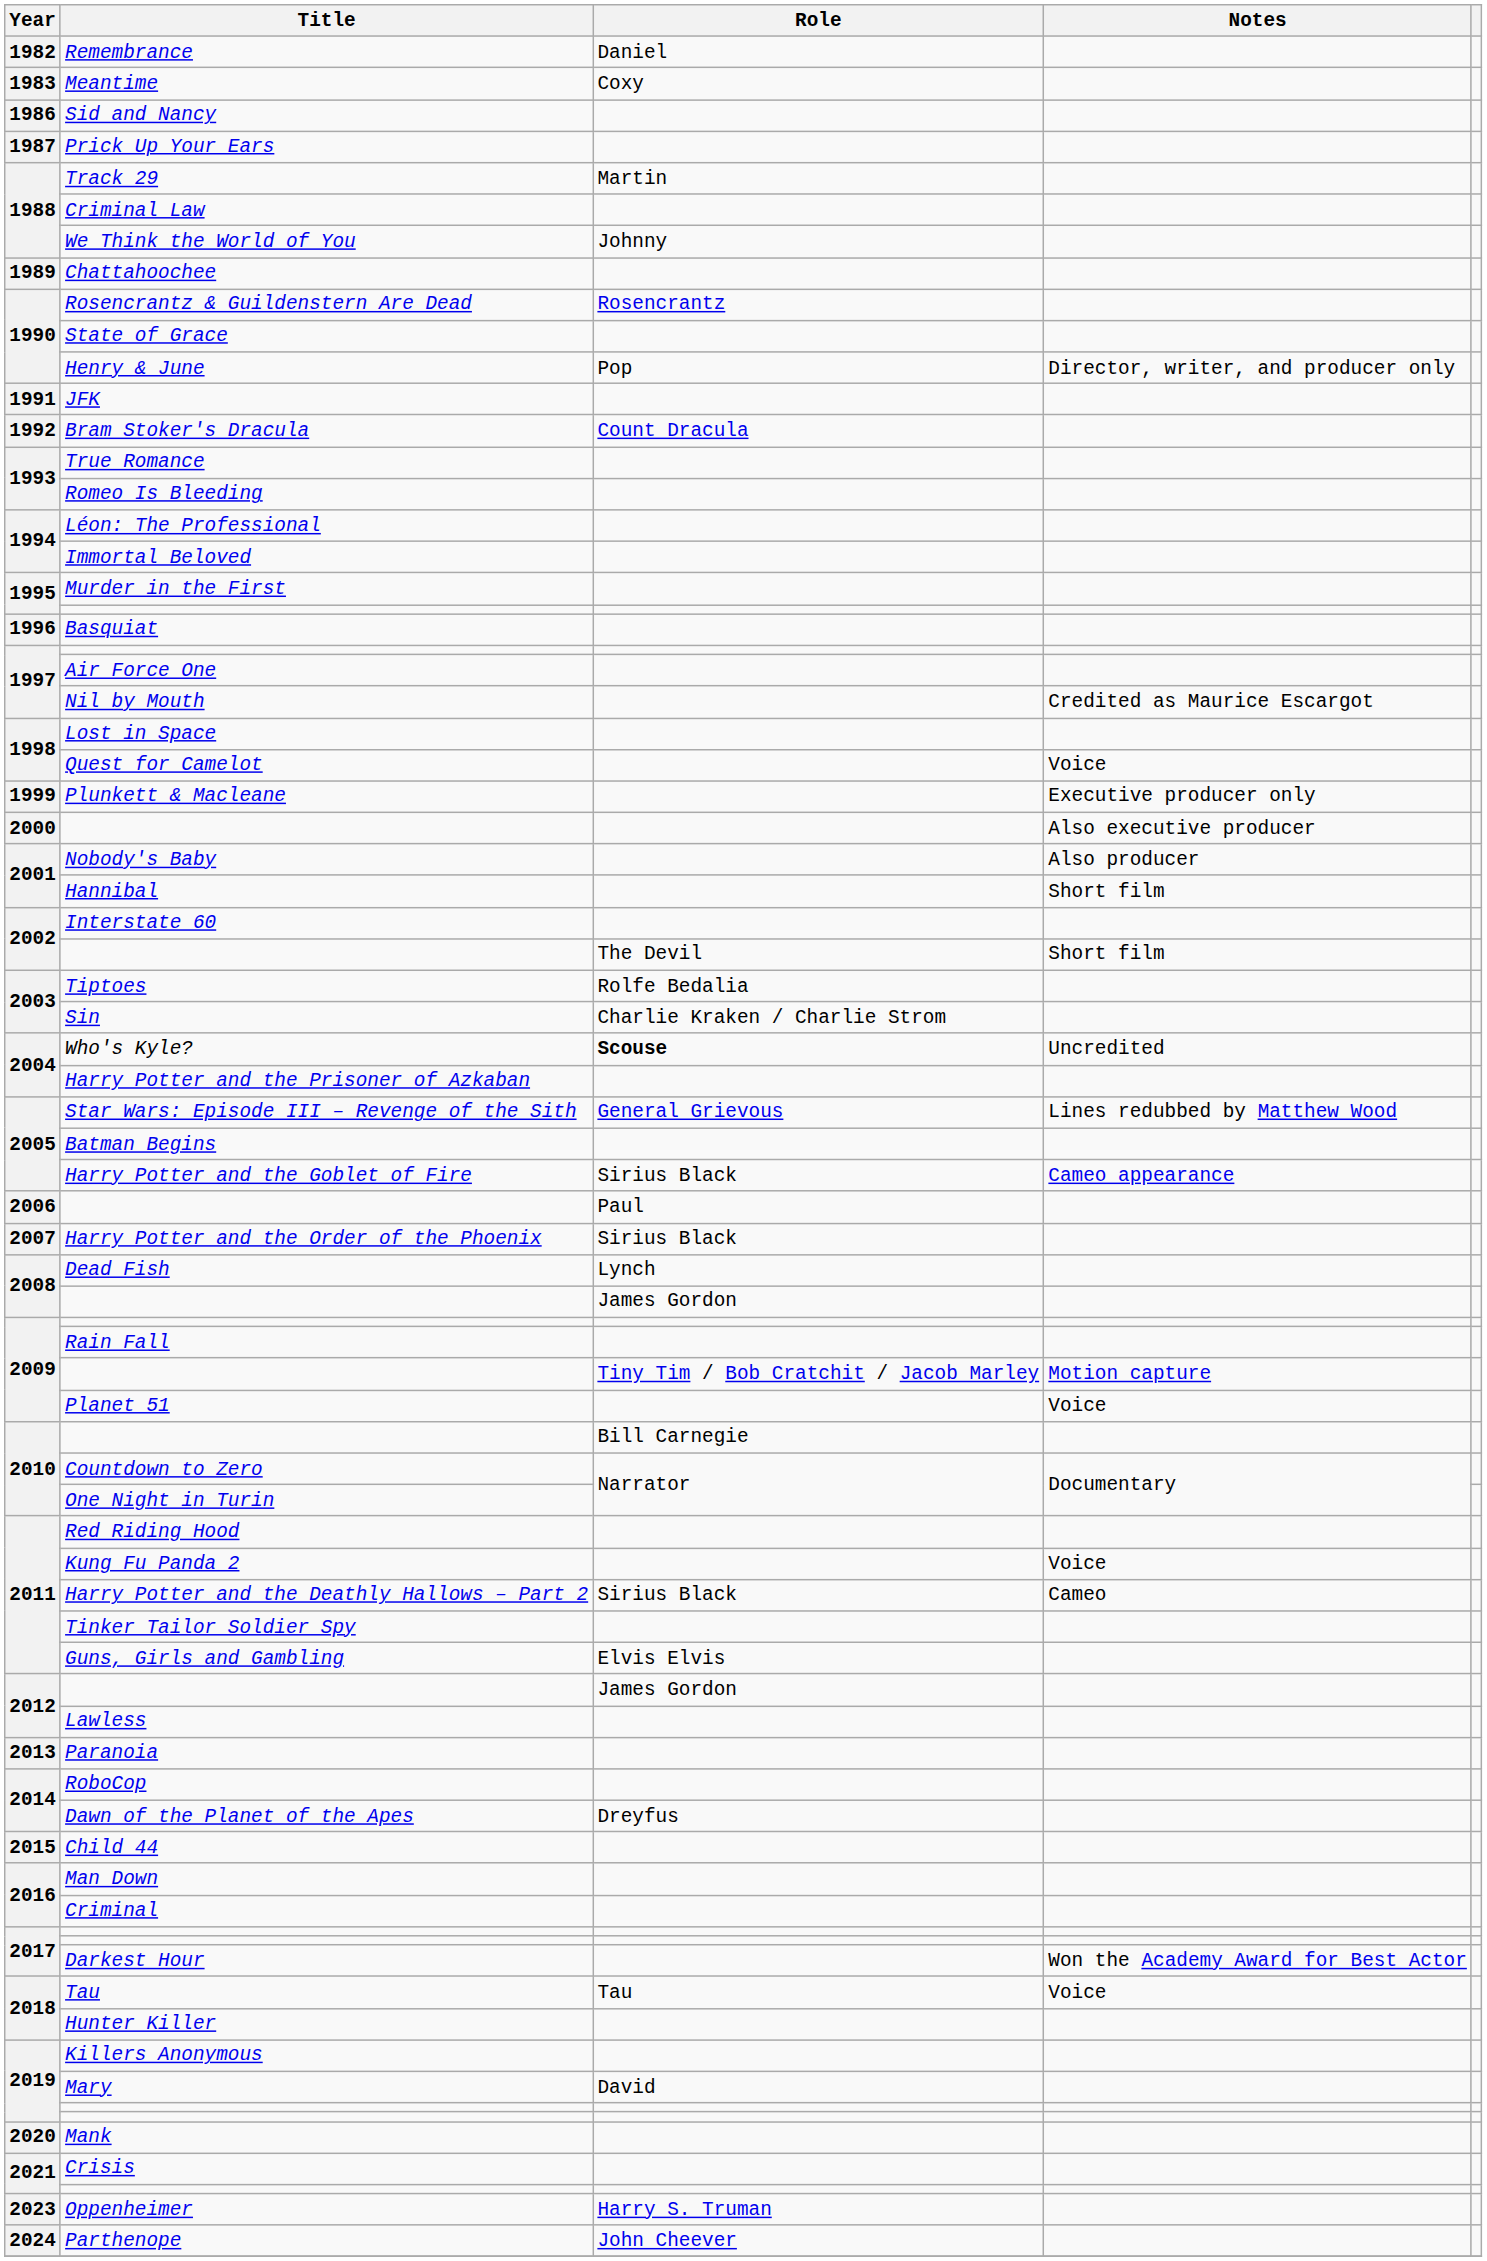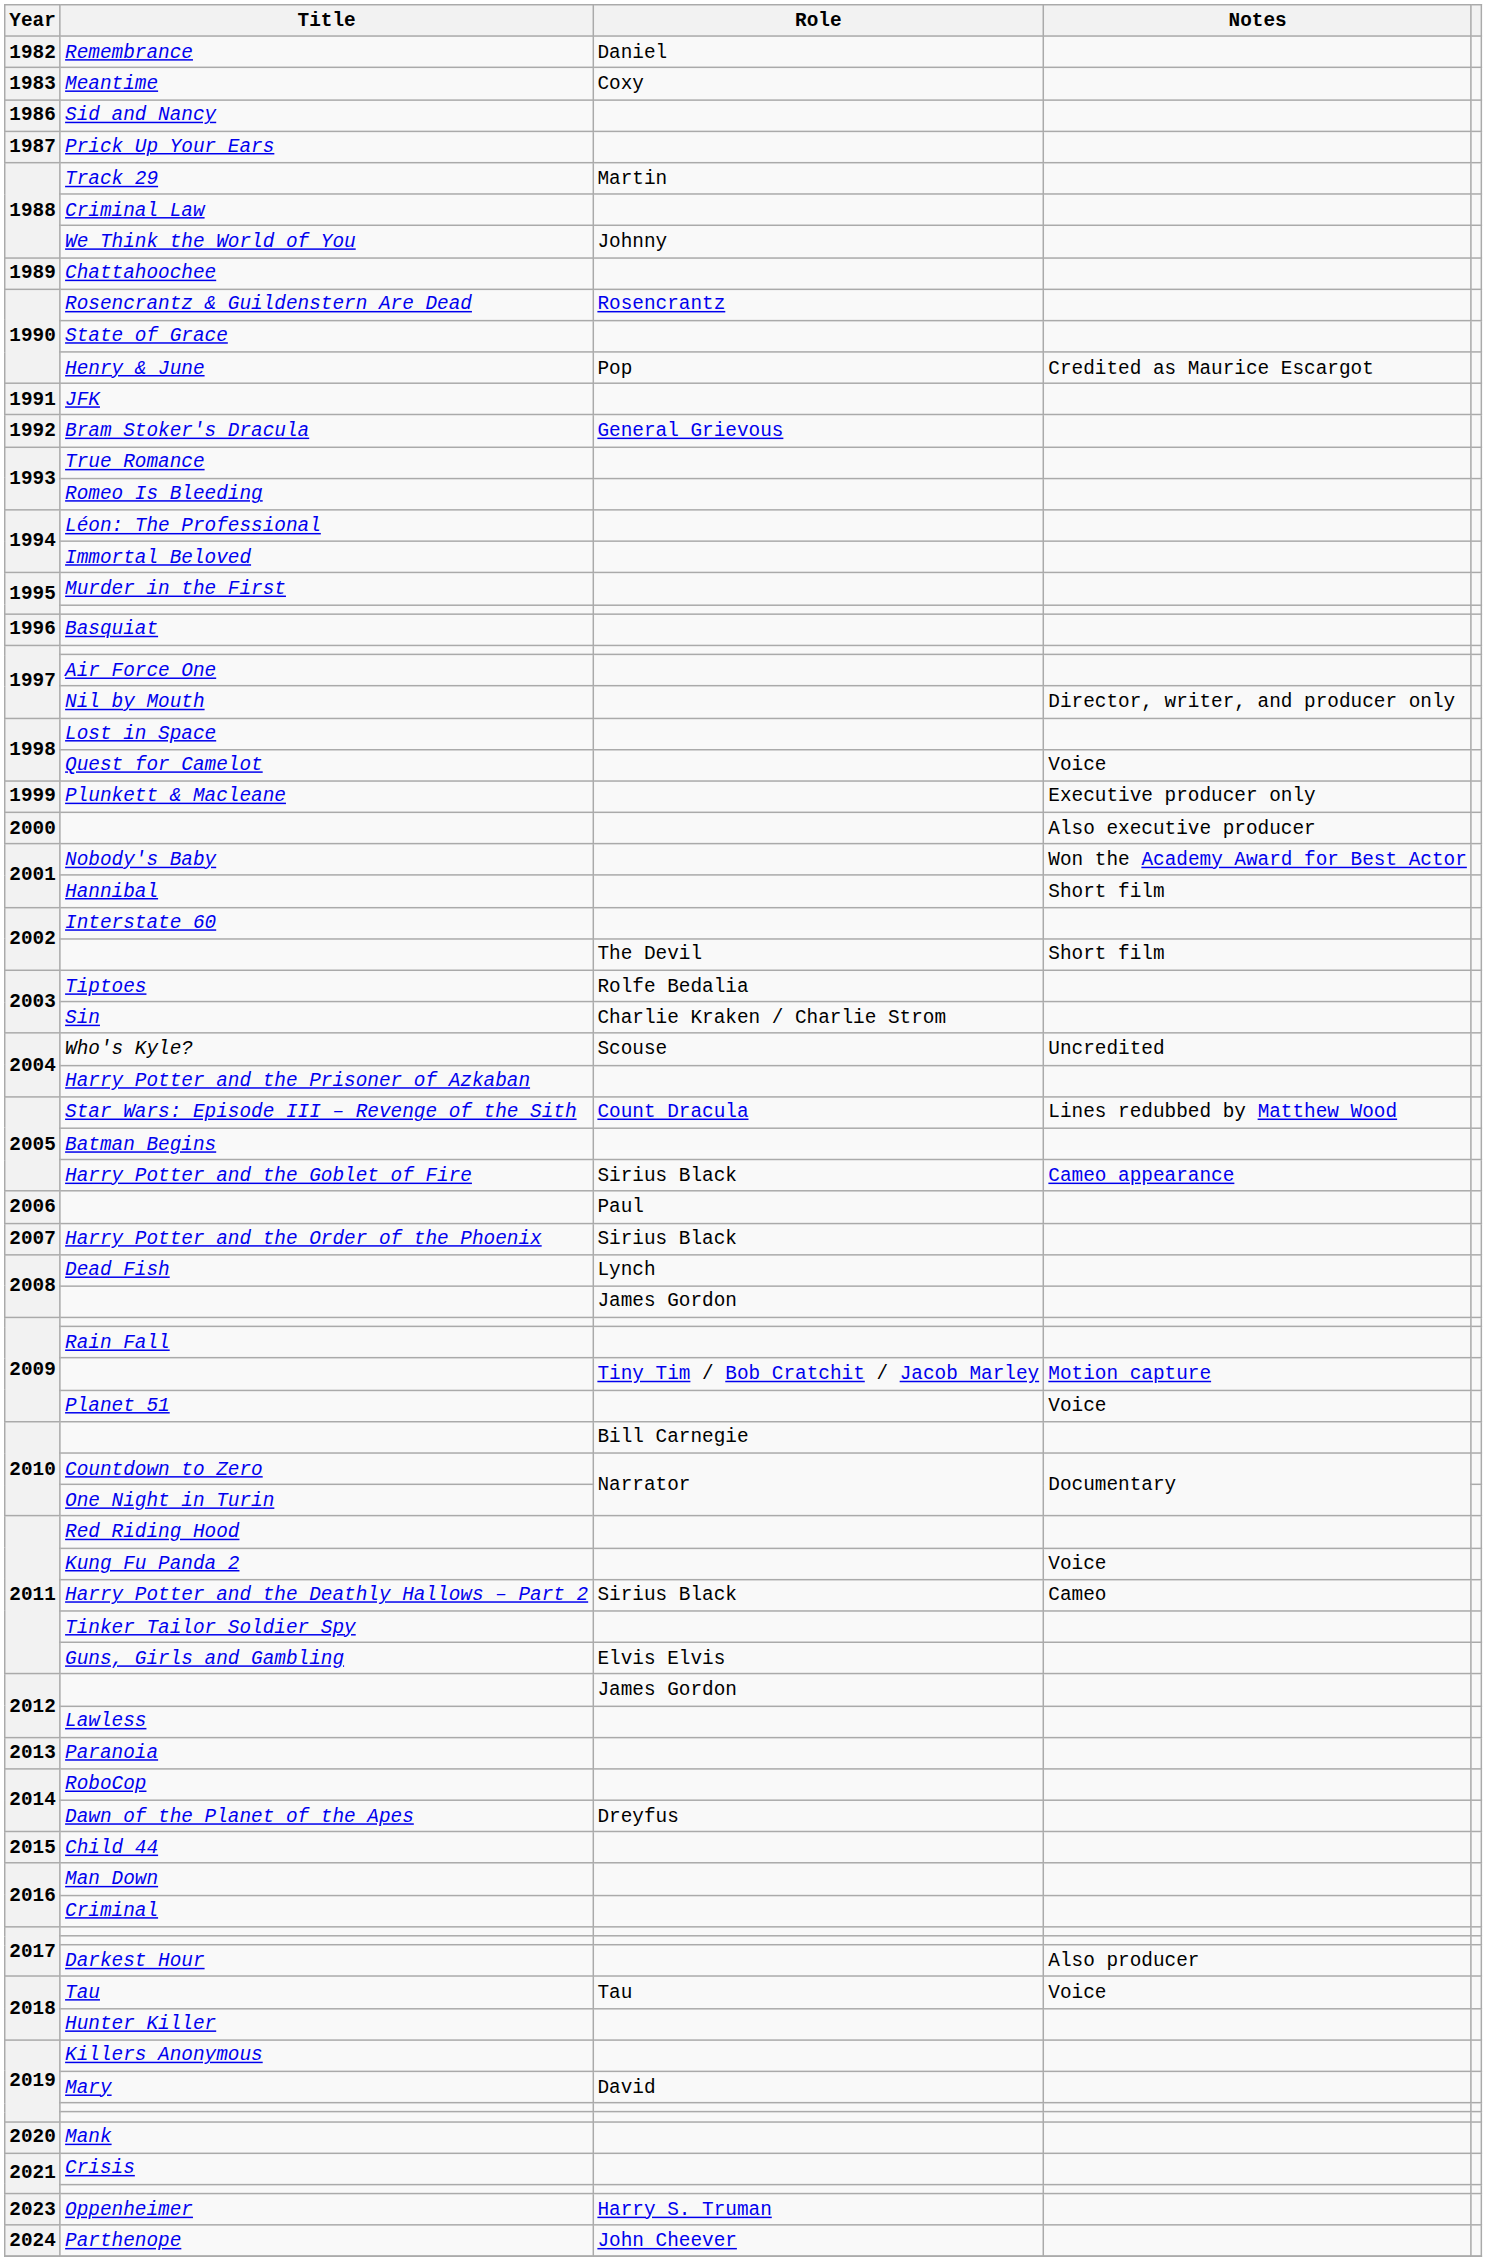(1252, 368) Director, writer, and producer only -> (1211, 368) Credited as Maurice Escargot
(673, 431) Count Dracula -> (690, 431) General Grievous
(1211, 702) Credited as Maurice Escargot -> (1252, 702) Director, writer, and producer only
(1124, 860) Also producer -> (1258, 860) Won the Academy Award for Best Actor
(632, 1049) bold -> (632, 1049) normal
(690, 1112) General Grievous -> (673, 1112) Count Dracula
(1258, 1961) Won the Academy Award for Best Actor -> (1124, 1961) Also producer
